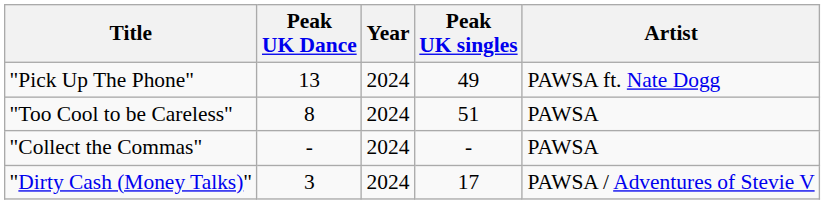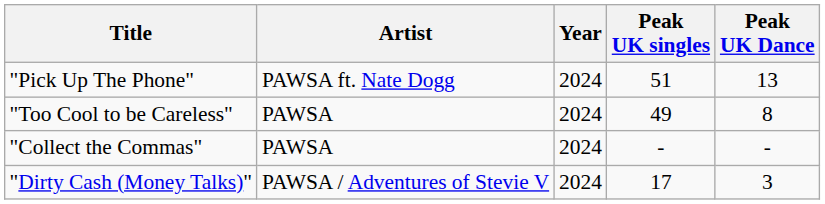columns swapped: (671, 33) <-> (309, 33)
(468, 79) 49 -> (661, 79) 51
(468, 113) 51 -> (661, 113) 49
